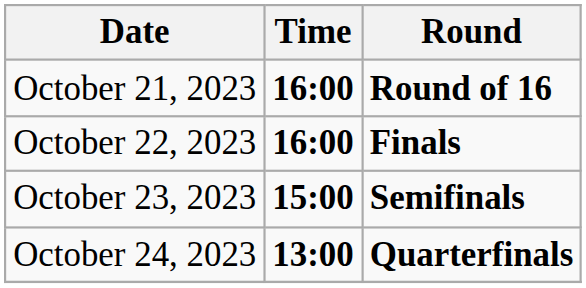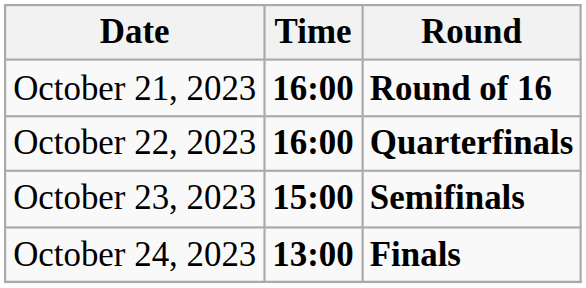(415, 142) Finals -> (472, 142) Quarterfinals
(472, 253) Quarterfinals -> (415, 253) Finals
